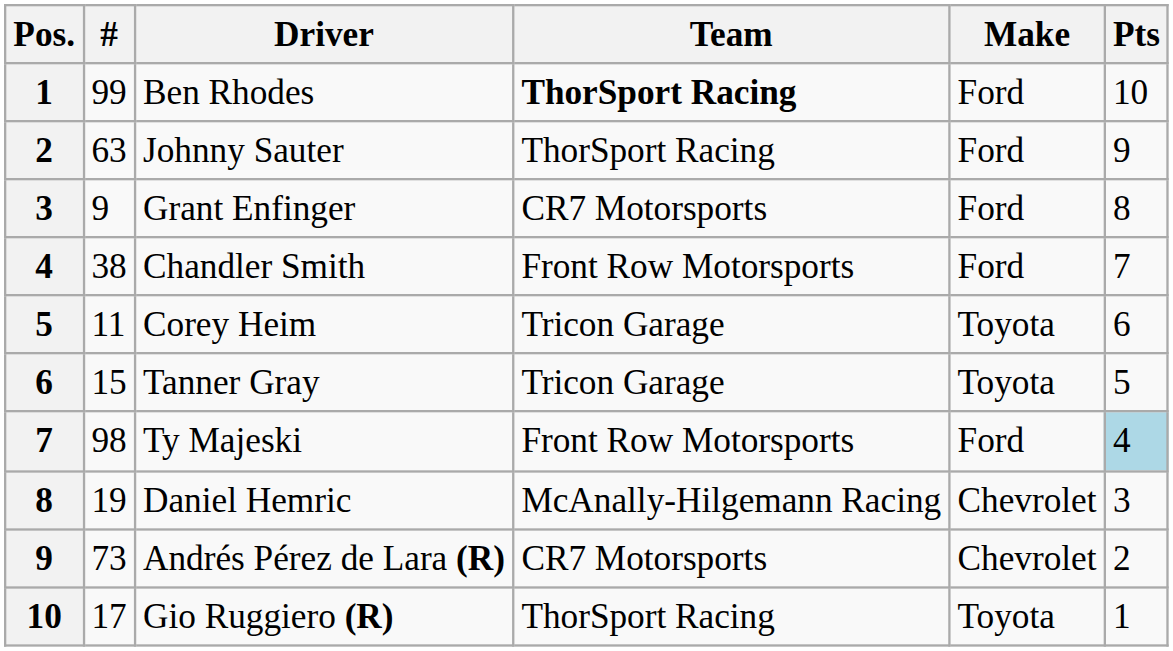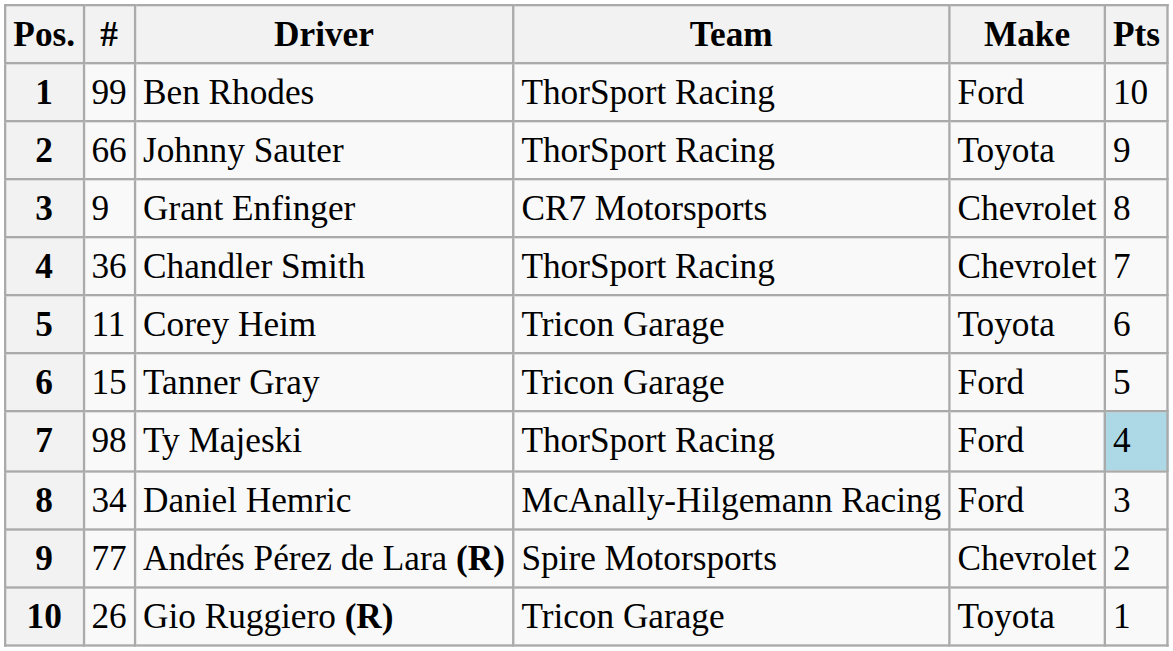(659, 91) bold -> (648, 91) normal
(109, 150) 63 -> (109, 150) 66
(991, 150) Ford -> (1006, 150) Toyota
(991, 208) Ford -> (1027, 208) Chevrolet
(109, 266) 38 -> (109, 266) 36
(688, 266) Front Row Motorsports -> (648, 266) ThorSport Racing
(991, 266) Ford -> (1027, 266) Chevrolet
(1006, 382) Toyota -> (991, 382) Ford
(688, 440) Front Row Motorsports -> (648, 440) ThorSport Racing
(109, 498) 19 -> (109, 498) 34
(1027, 498) Chevrolet -> (991, 498) Ford
(109, 557) 73 -> (109, 557) 77
(644, 557) CR7 Motorsports -> (649, 557) Spire Motorsports
(109, 615) 17 -> (109, 615) 26
(648, 615) ThorSport Racing -> (623, 615) Tricon Garage
